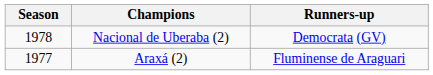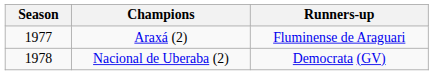rows swapped: (161, 59) <-> (161, 37)
